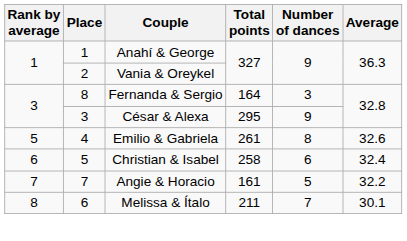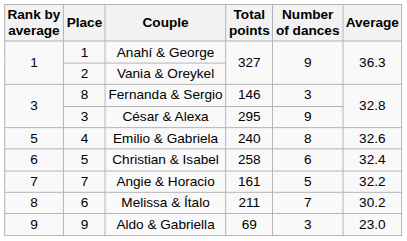(249, 95) 164 -> (249, 95) 146
(249, 138) 261 -> (249, 138) 240
(372, 203) 30.1 -> (372, 203) 30.2
+ row: (166, 224)
